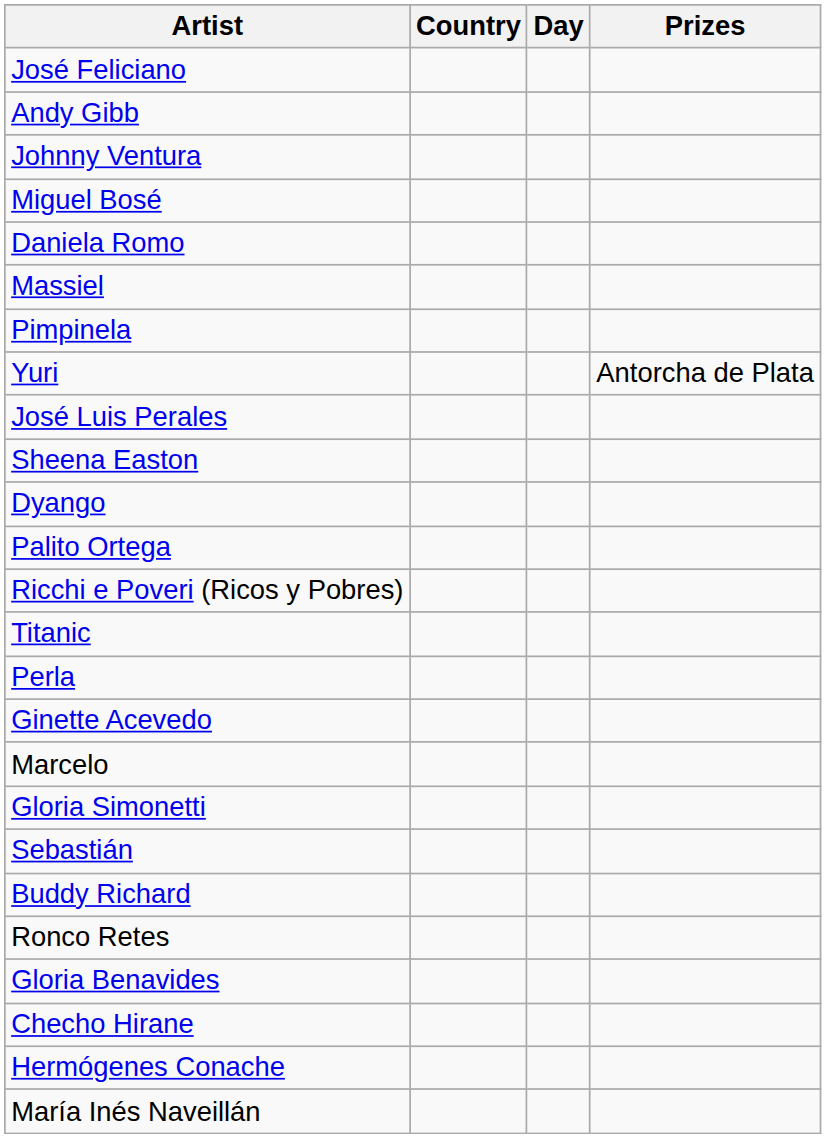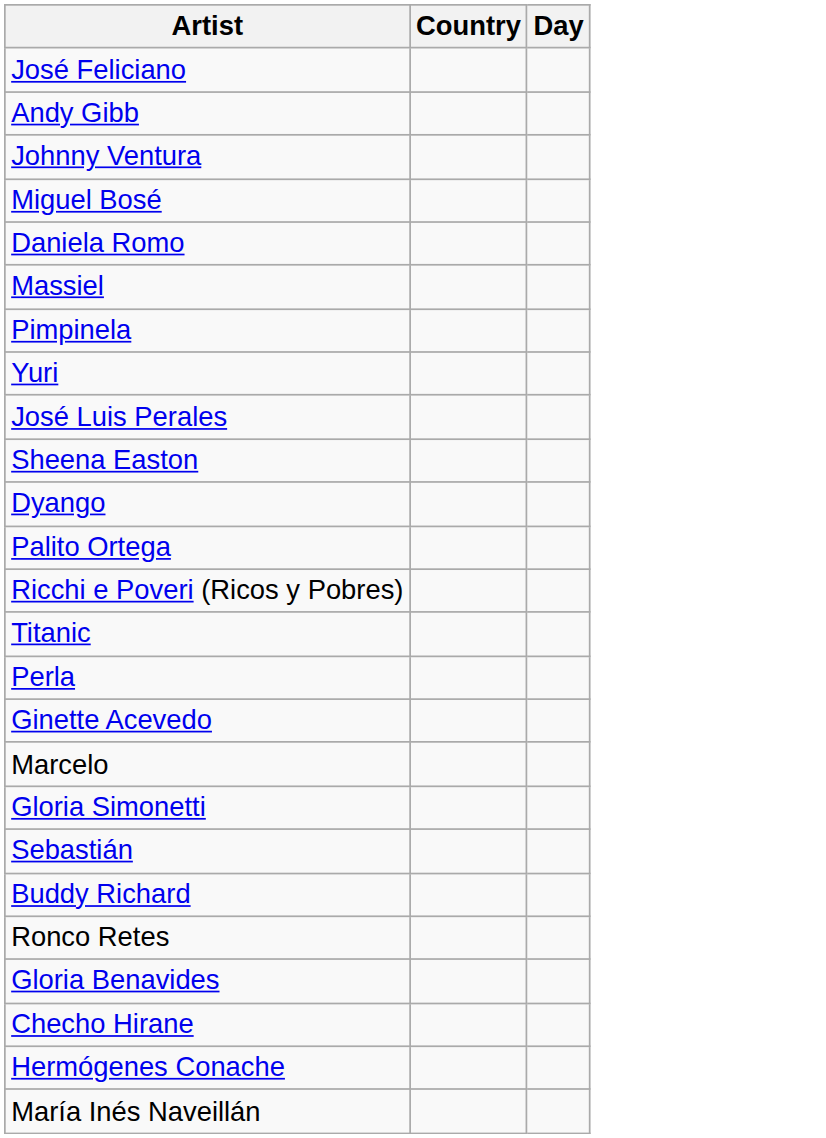- column: (705, 26)
